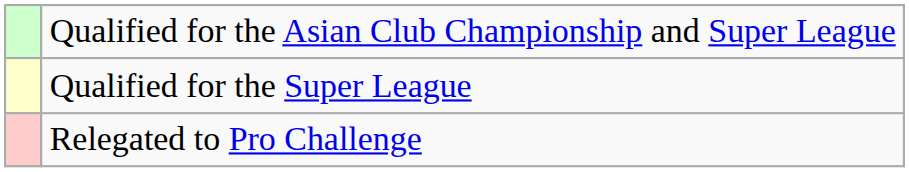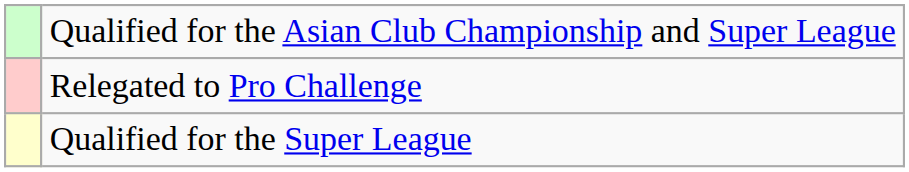rows swapped: (261, 85) <-> (236, 138)
